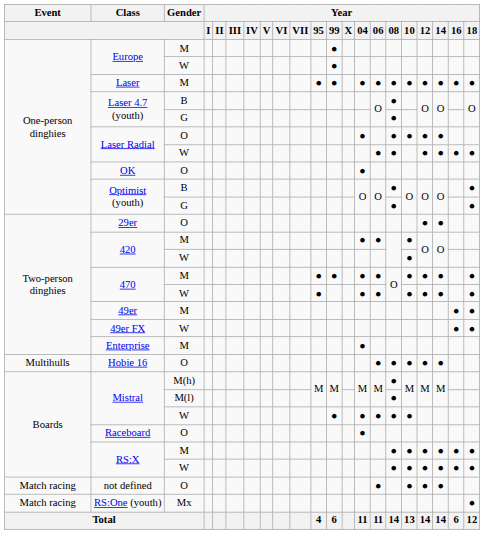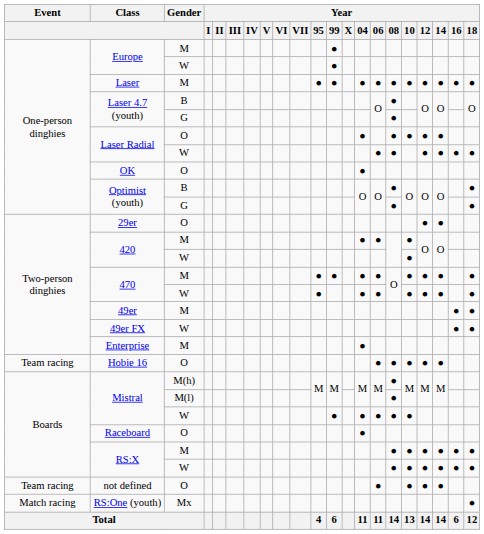(48, 362) Multihulls -> (47, 362) Team racing
(48, 485) Match racing -> (47, 485) Team racing
